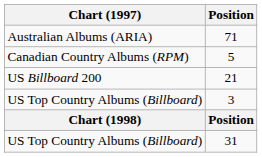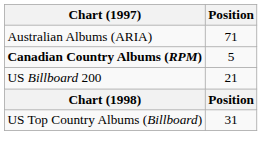(98, 57) normal -> (105, 57) bold
- row: (231, 99)
